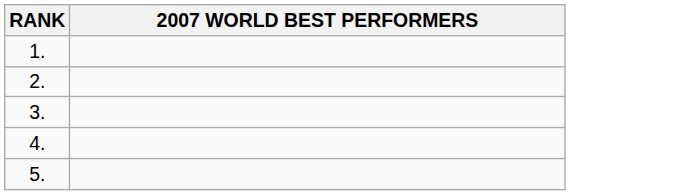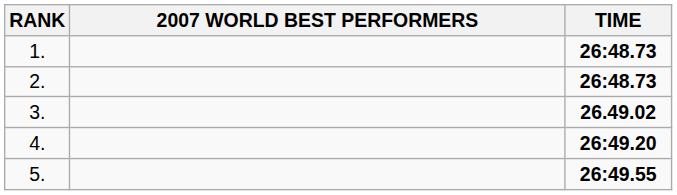+ column: (618, 20)
